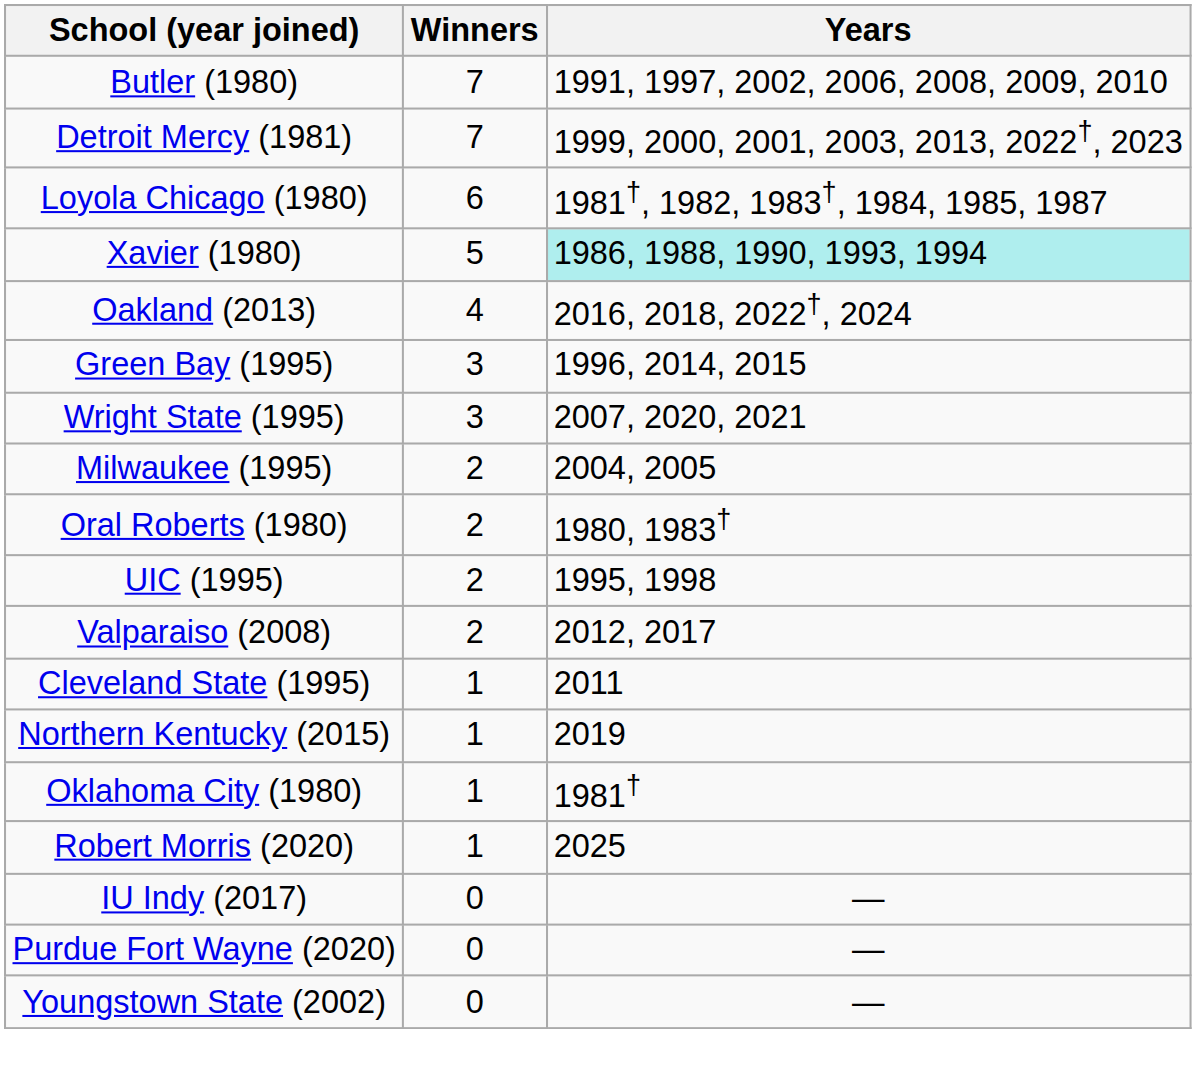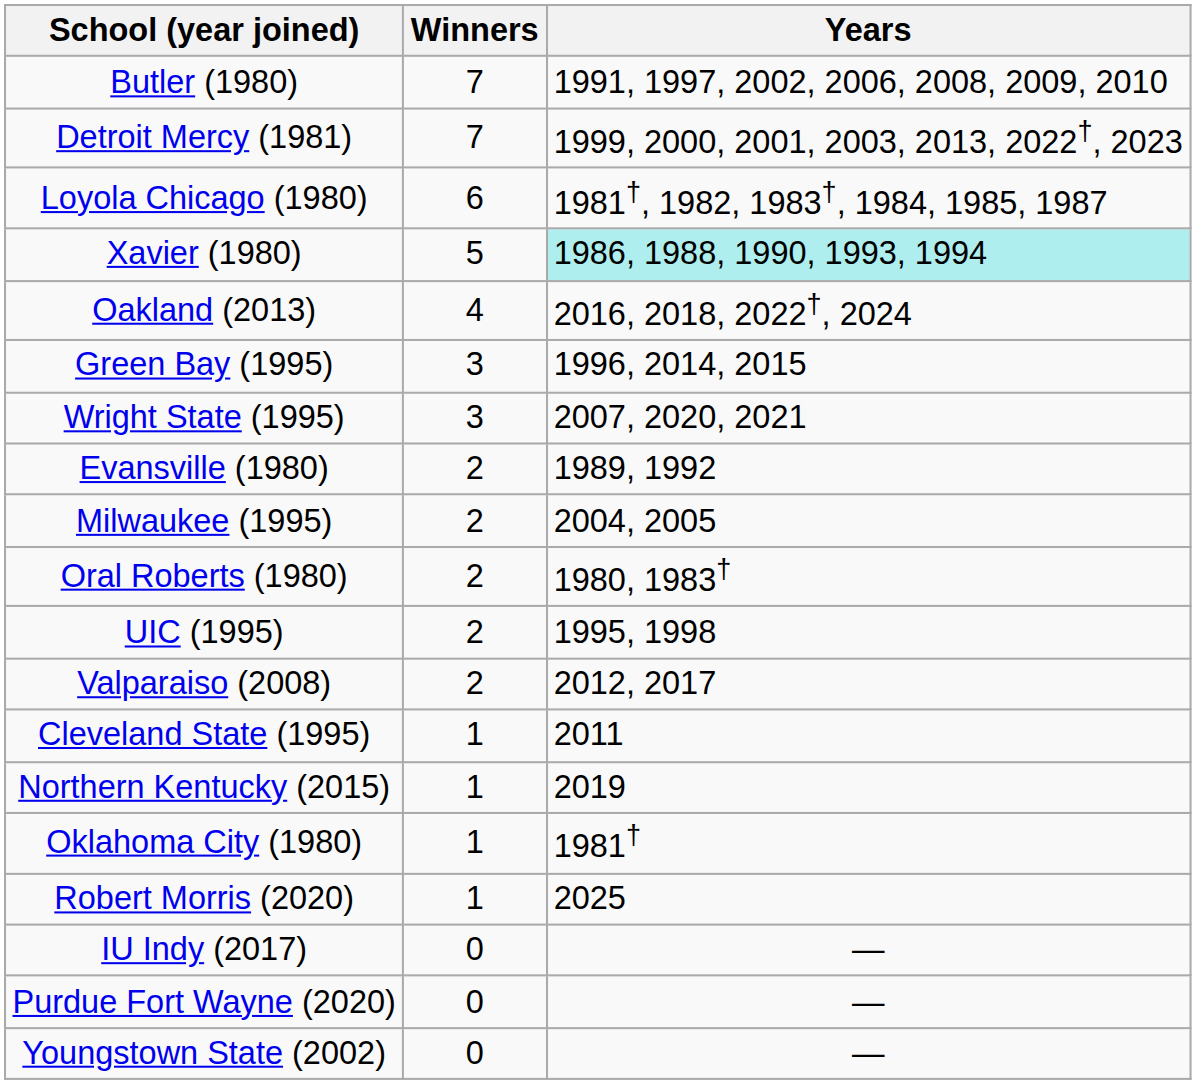+ row: (204, 468)
